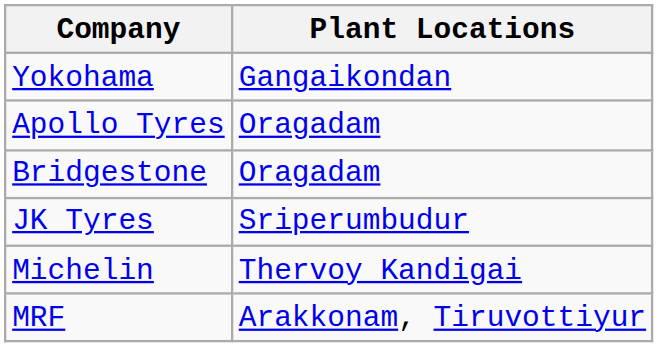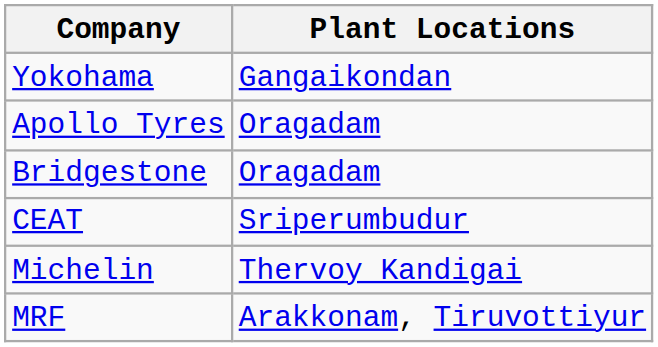+ row: (48, 222)
- row: (83, 222)
